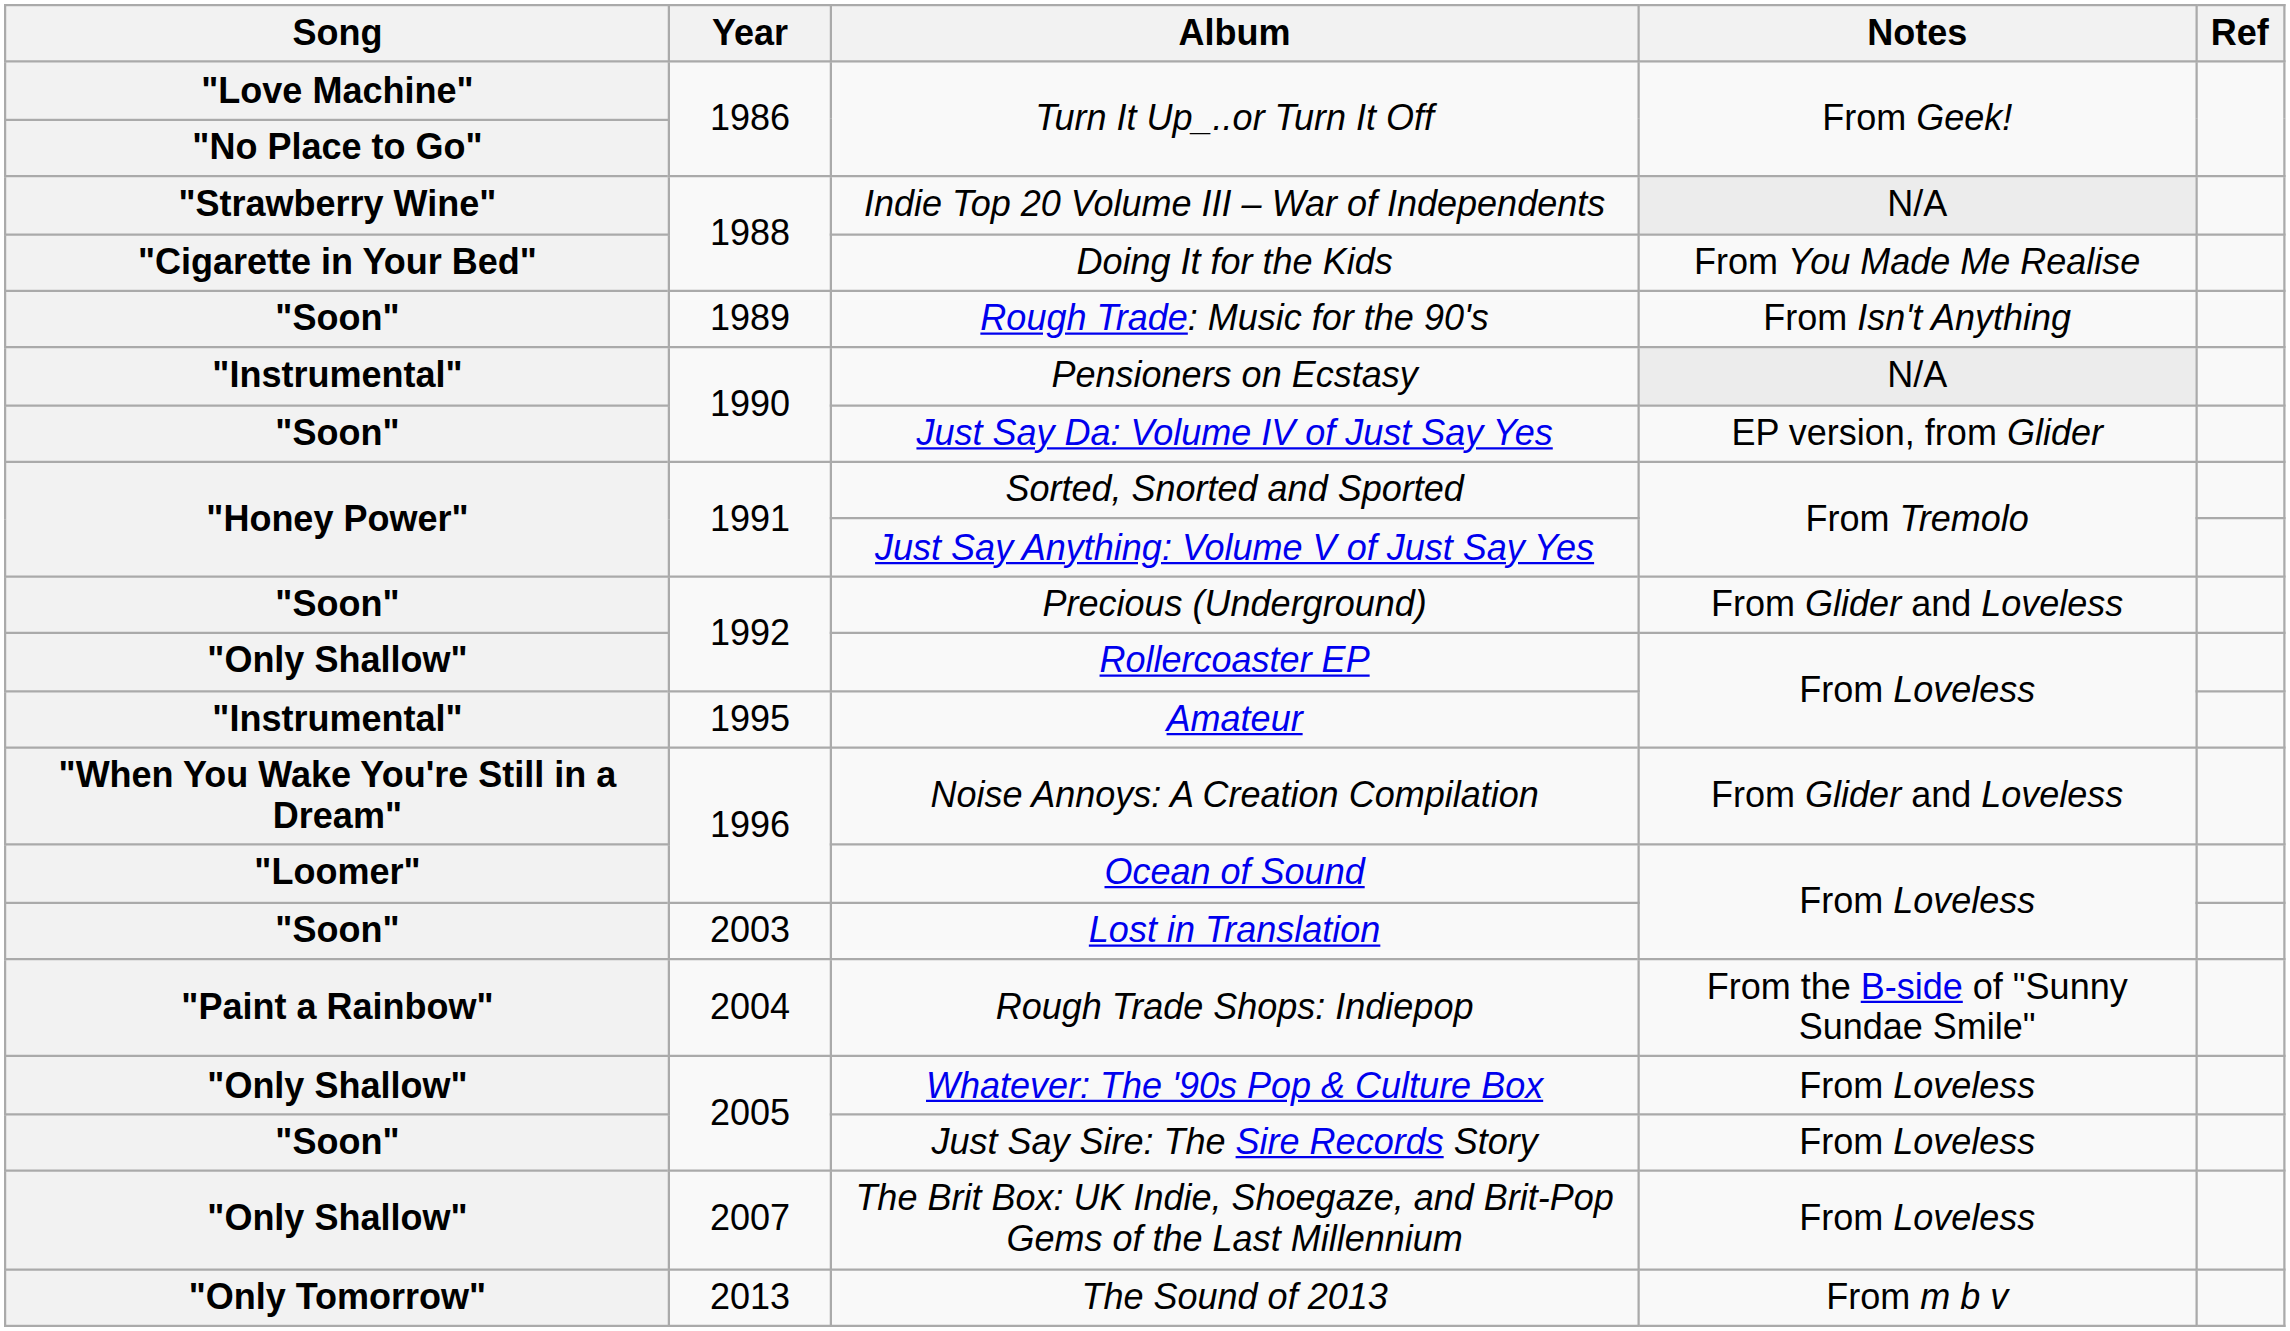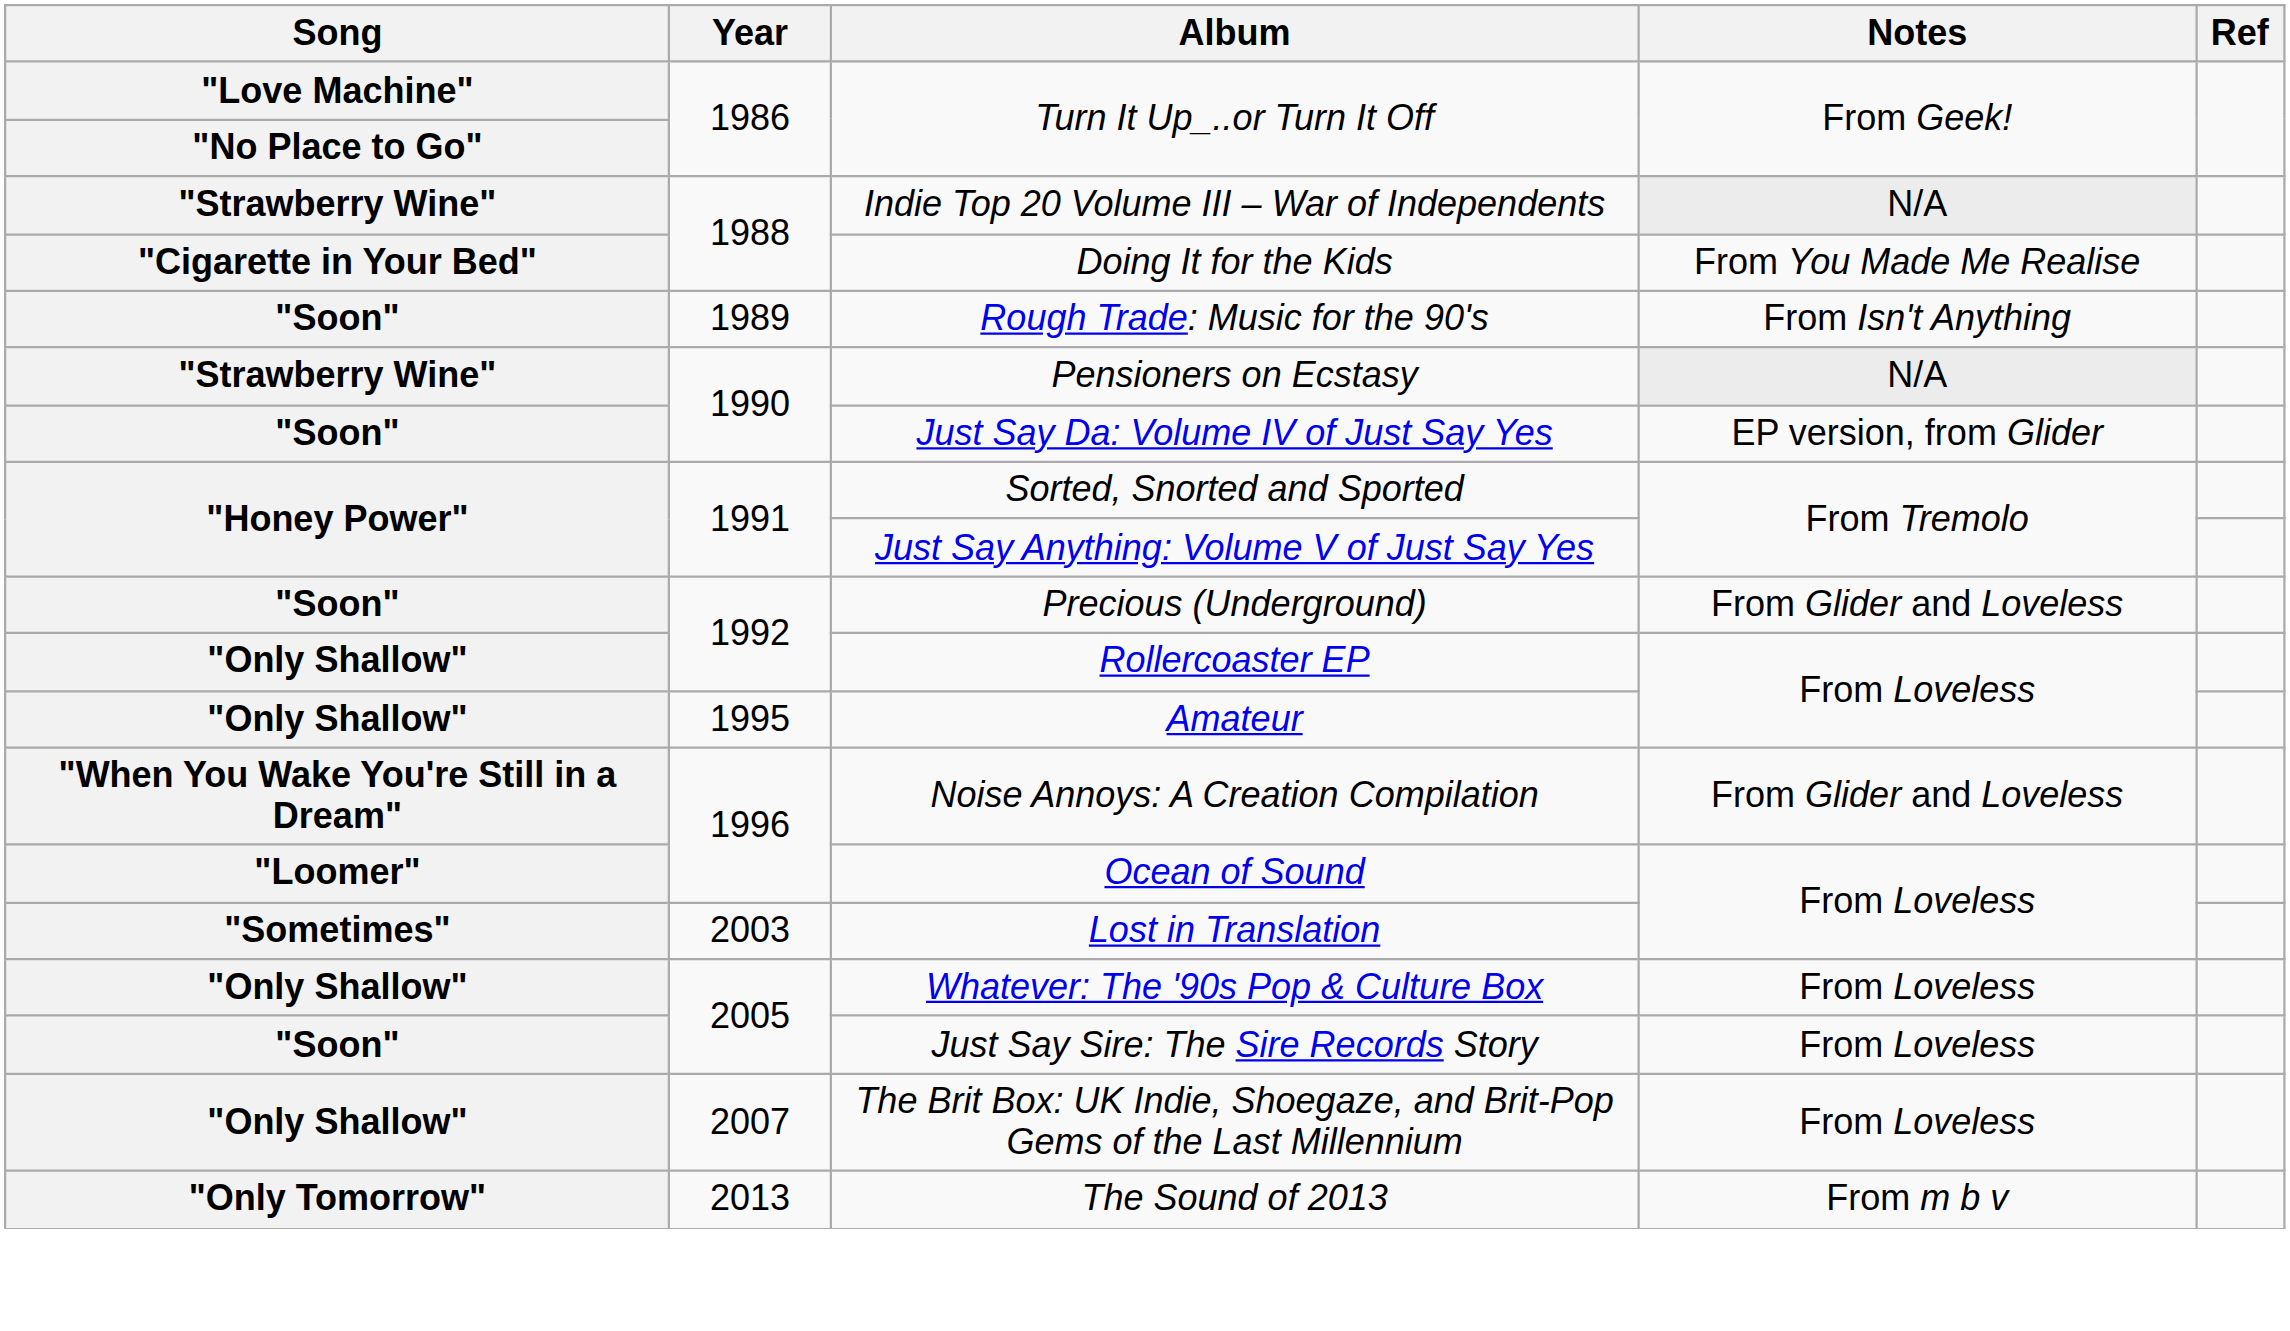(337, 375) "Instrumental" -> (337, 375) "Strawberry Wine"
(337, 718) "Instrumental" -> (337, 718) "Only Shallow"
(337, 929) "Soon" -> (337, 929) "Sometimes"
- row: (750, 1007)
